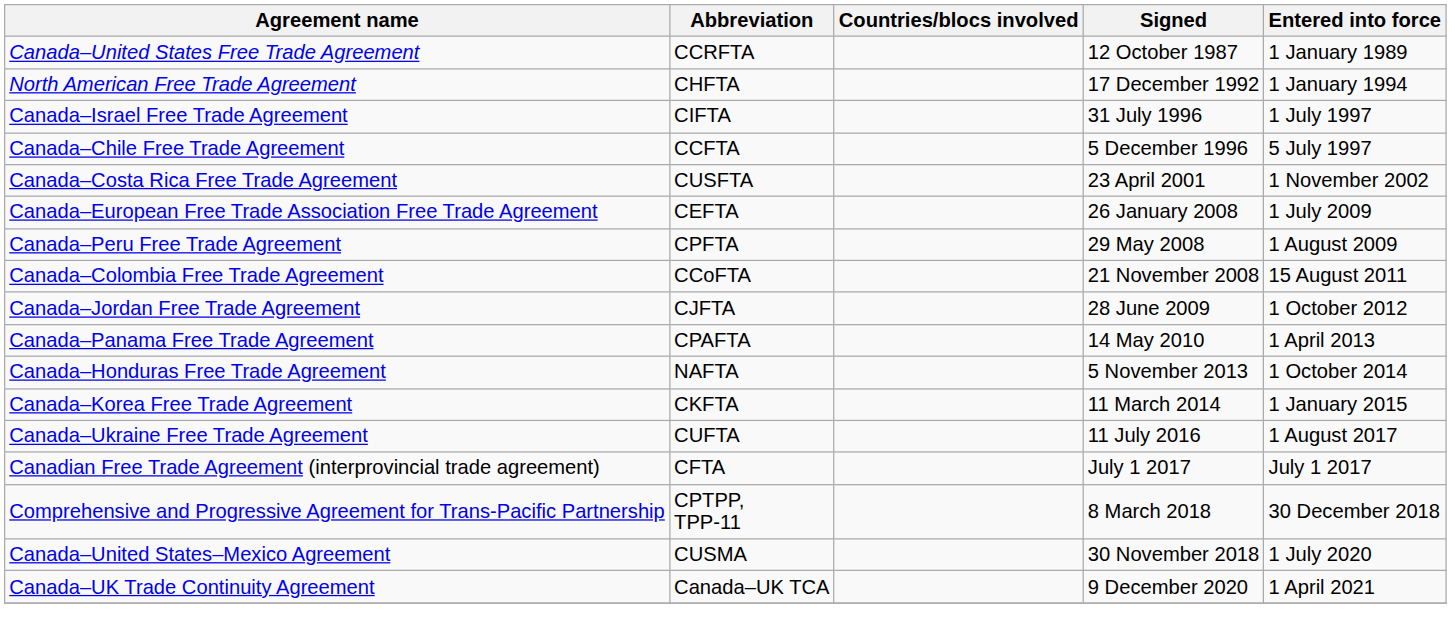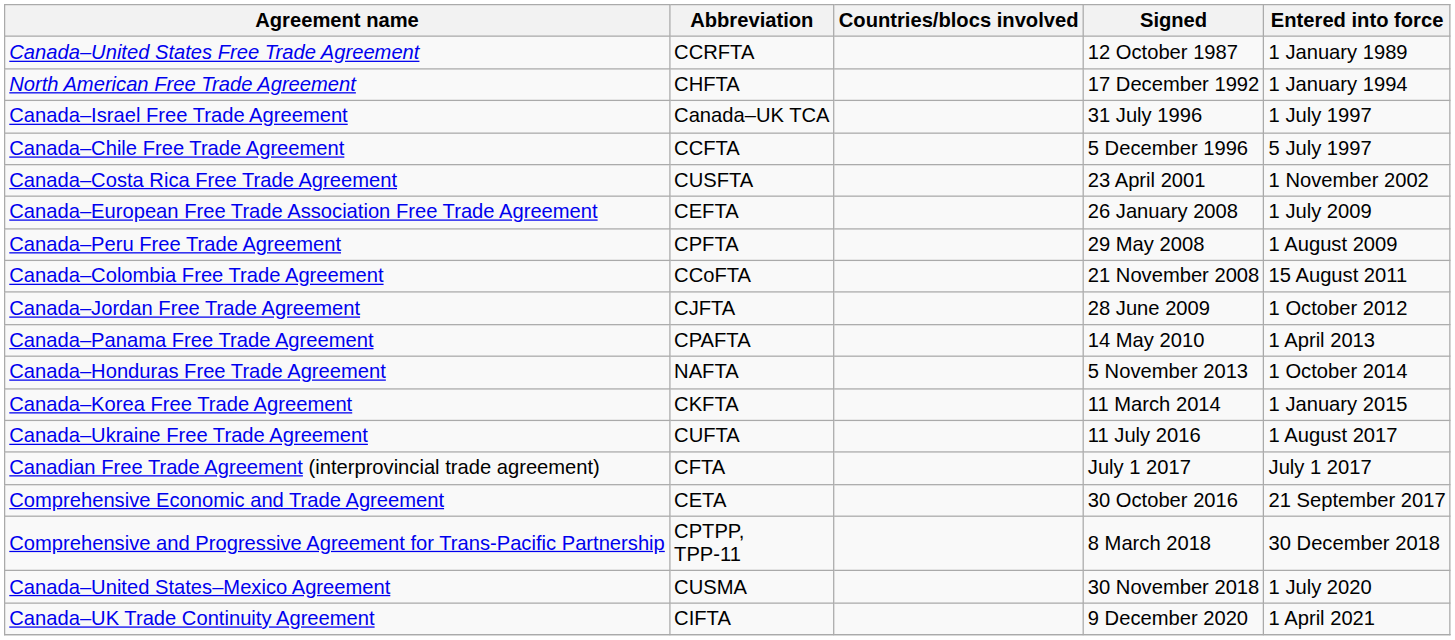(702, 116) CIFTA -> (752, 116) Canada–UK TCA
+ row: (227, 500)
(752, 586) Canada–UK TCA -> (702, 618) CIFTA
